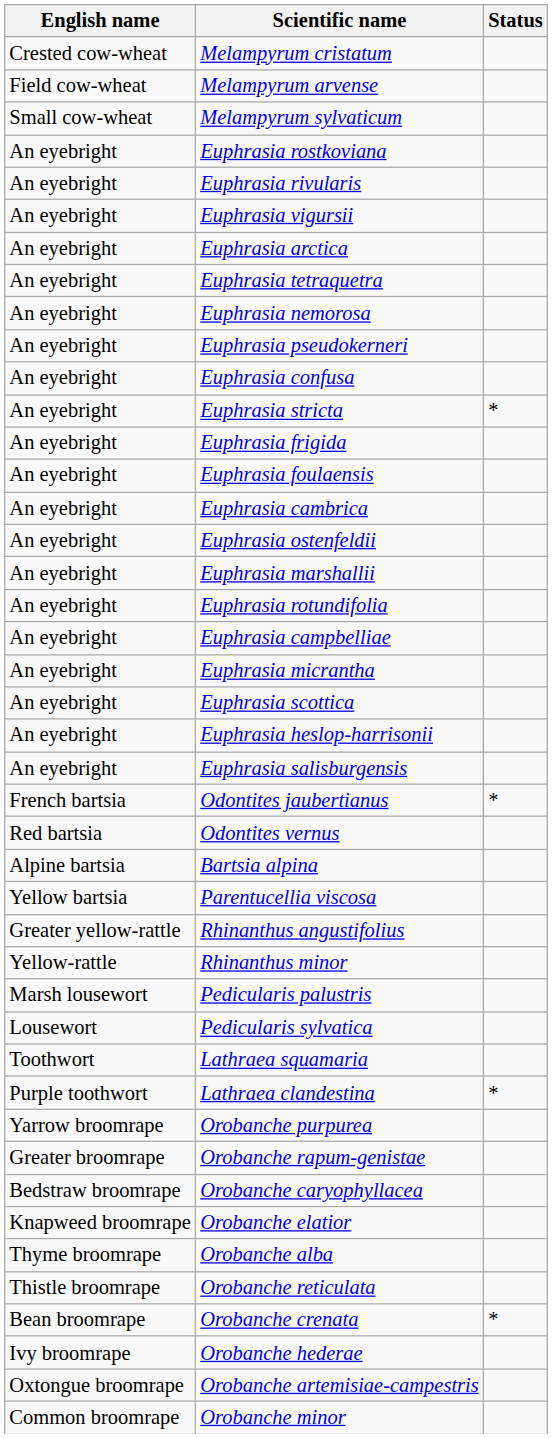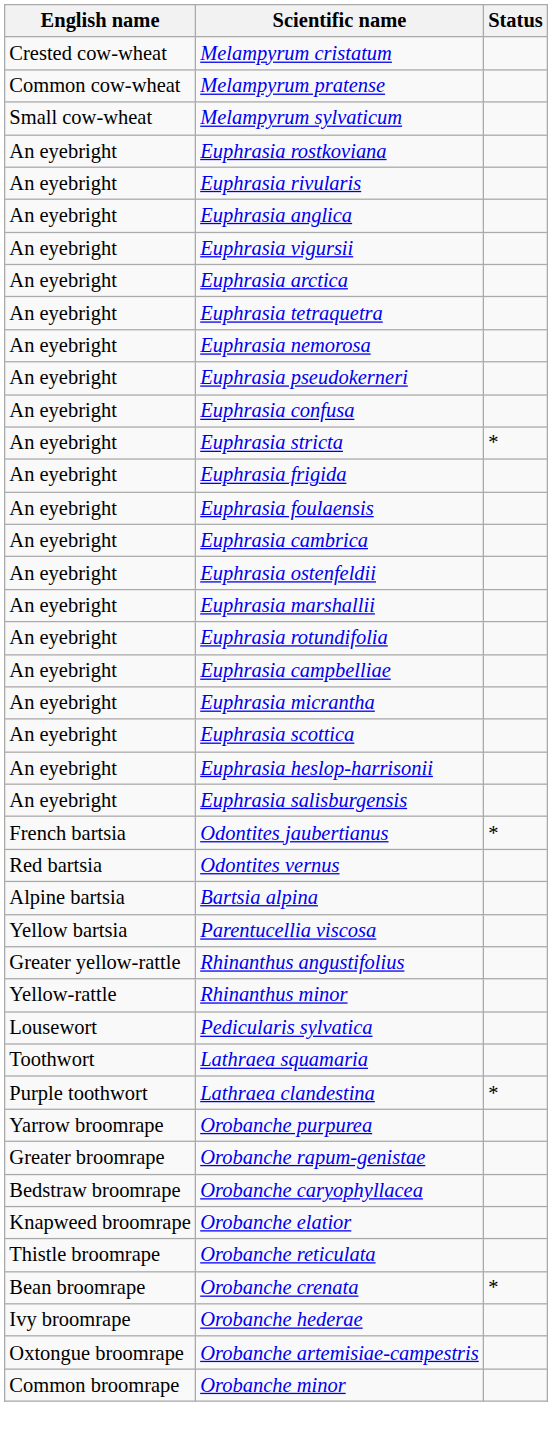- row: (289, 85)
+ row: (293, 85)
+ row: (276, 215)
- row: (286, 995)
- row: (267, 1254)
